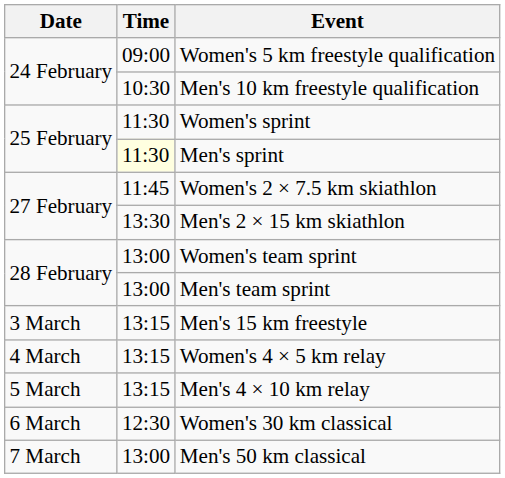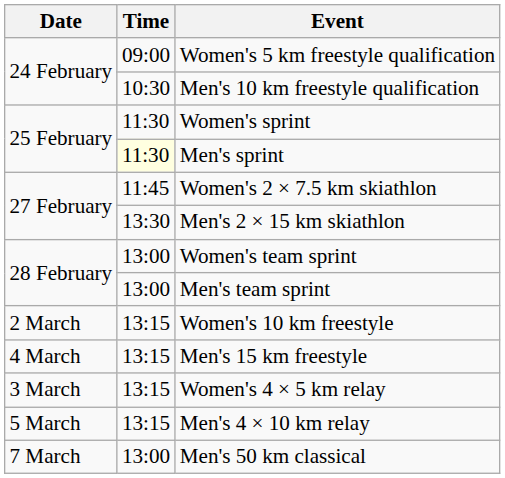+ row: (287, 322)
(45, 322) 3 March -> (45, 356) 4 March
(45, 356) 4 March -> (45, 389) 3 March
- row: (286, 423)
